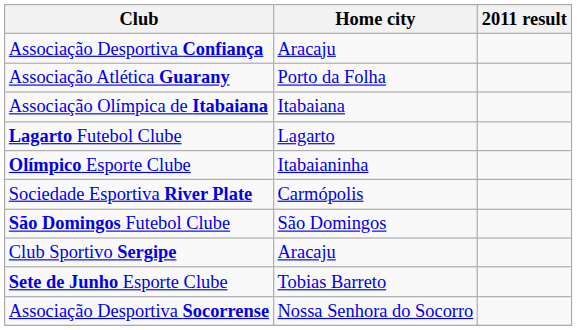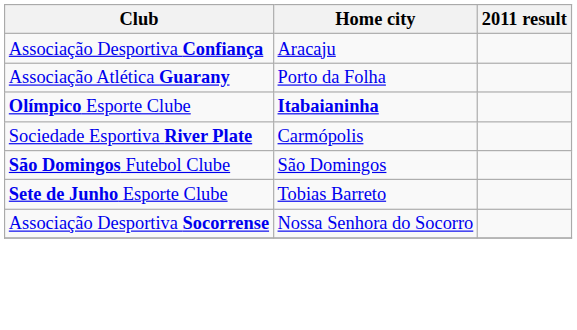- row: (138, 106)
- row: (95, 135)
(323, 164) normal -> (328, 106) bold
- row: (93, 252)
